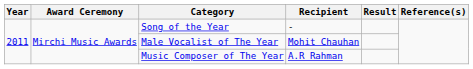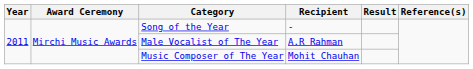(324, 41) Mohit Chauhan -> (315, 41) A.R Rahman
(315, 56) A.R Rahman -> (324, 56) Mohit Chauhan
